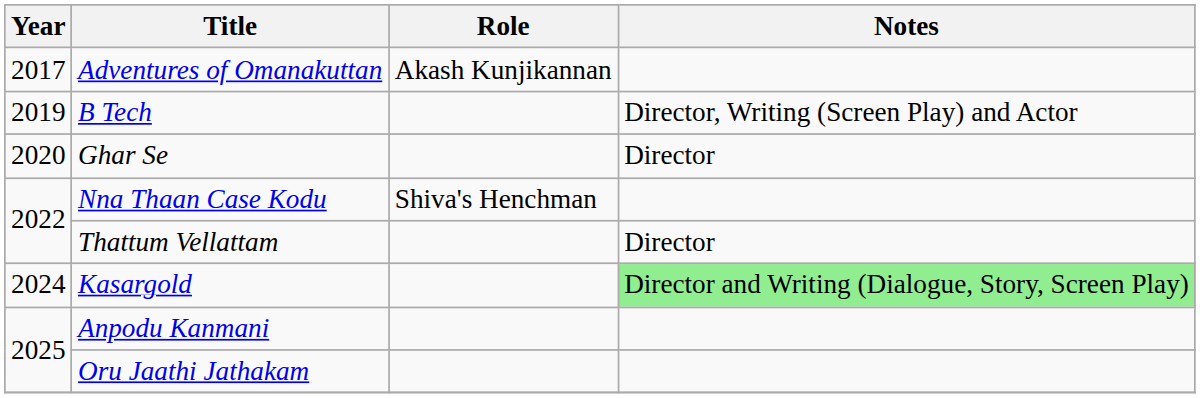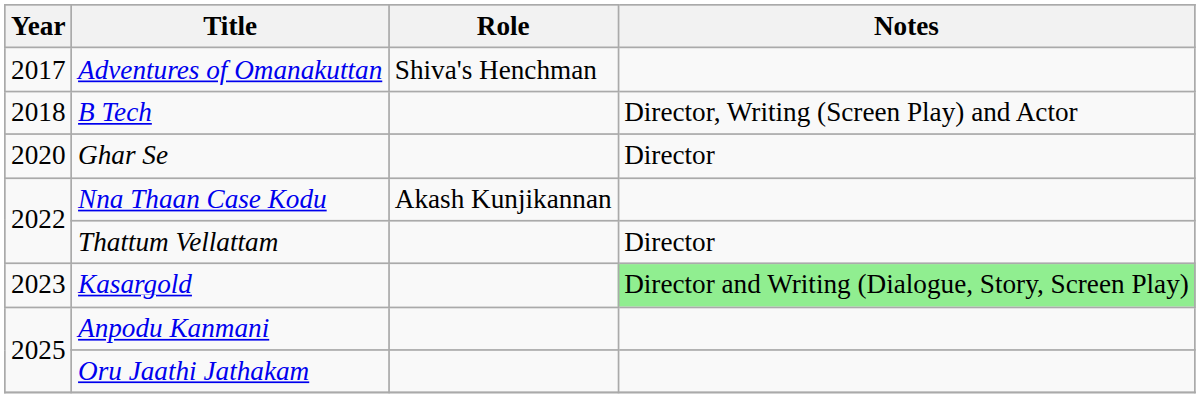(503, 69) Akash Kunjikannan -> (496, 69) Shiva's Henchman
(38, 112) 2019 -> (38, 112) 2018
(496, 198) Shiva's Henchman -> (503, 198) Akash Kunjikannan
(38, 284) 2024 -> (38, 284) 2023
